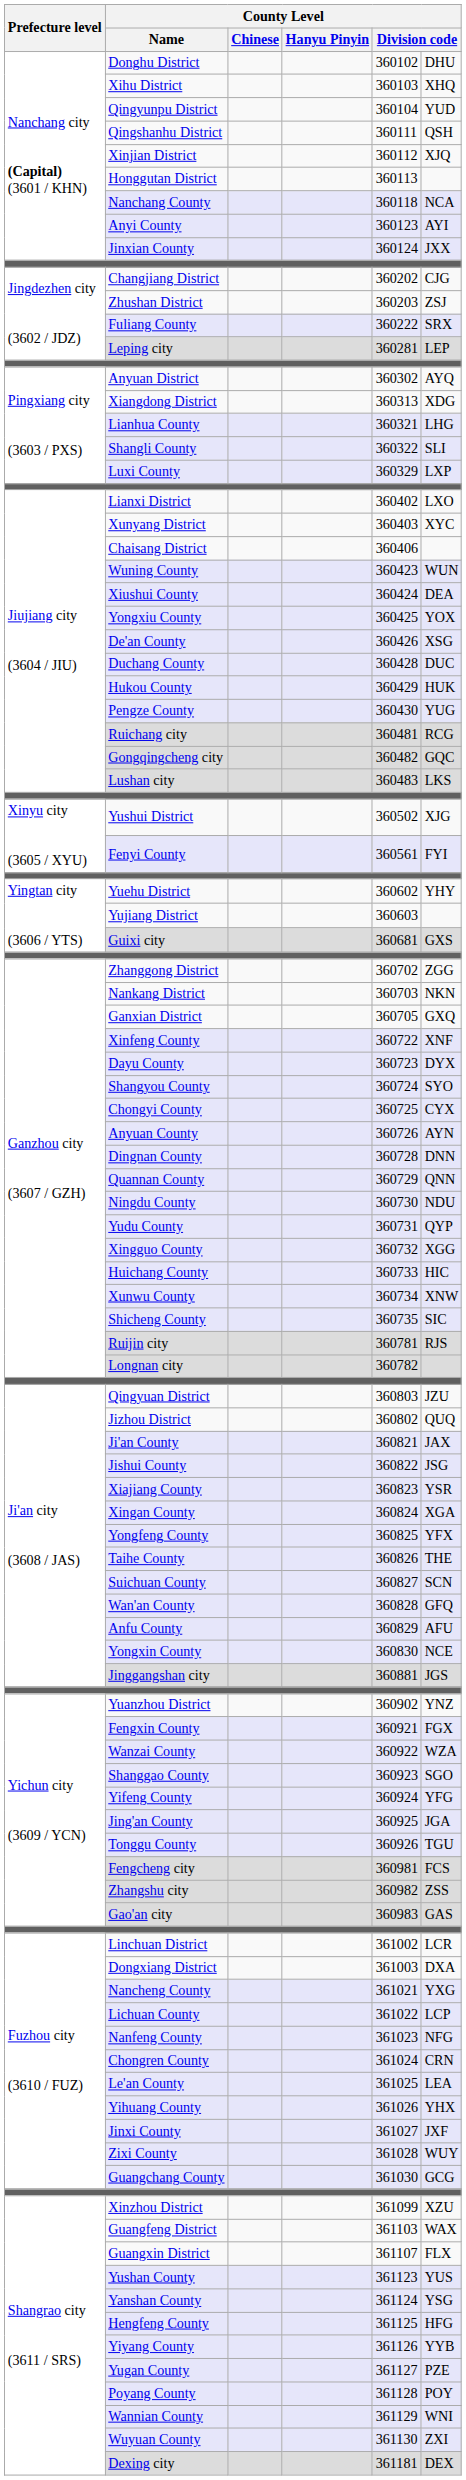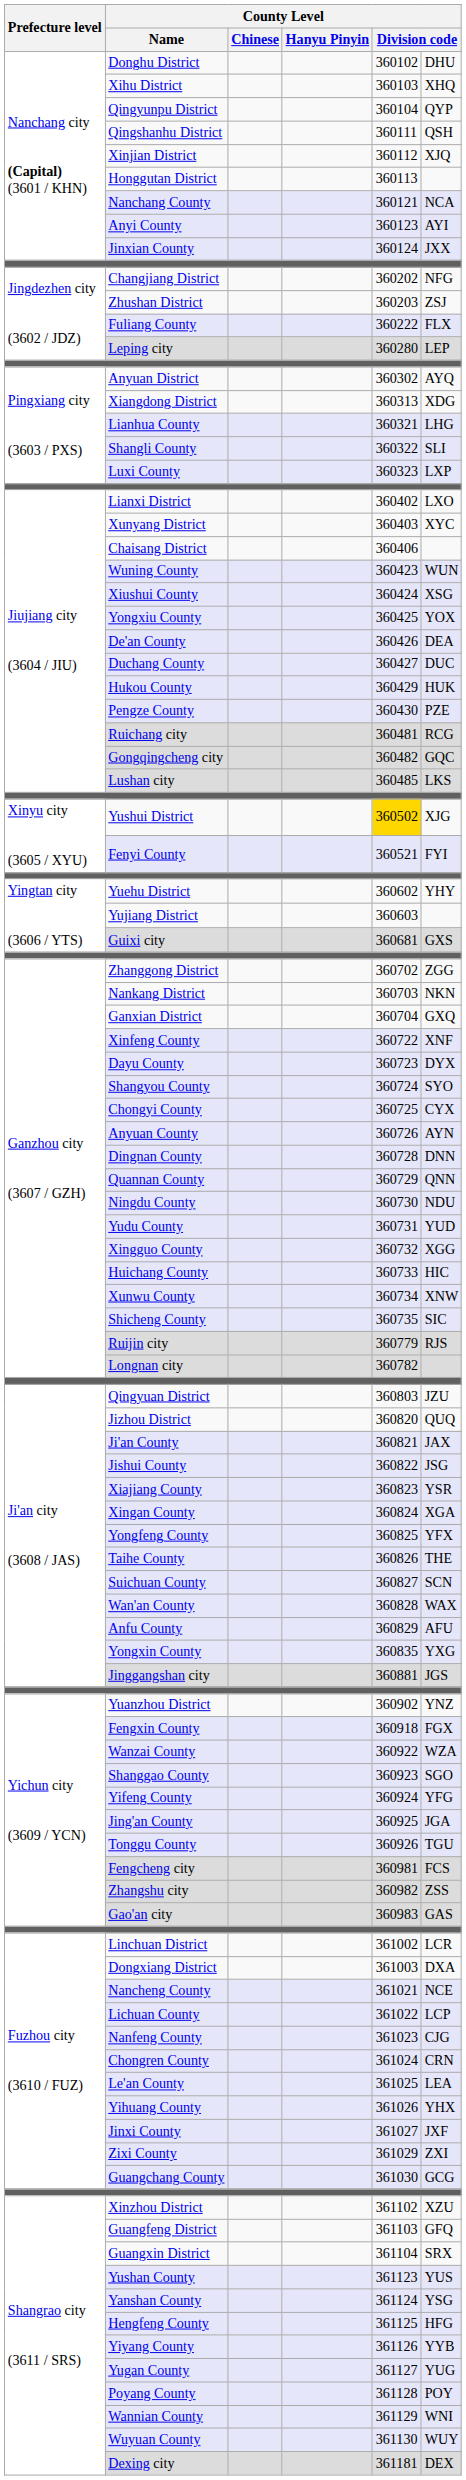(440, 109) YUD -> (439, 109) QYP
(397, 202) 360118 -> (397, 202) 360121
(437, 279) CJG -> (439, 279) NFG
(438, 325) SRX -> (438, 325) FLX
(397, 348) 360281 -> (397, 348) 360280
(397, 471) 360329 -> (397, 471) 360323
(439, 594) DEA -> (439, 594) XSG
(439, 641) XSG -> (439, 641) DEA
(397, 664) 360428 -> (397, 664) 360427
(440, 711) YUG -> (437, 711) PZE
(397, 781) 360483 -> (397, 781) 360485
(397, 817) no background -> (397, 817) gold background
(397, 854) 360561 -> (397, 854) 360521
(397, 1017) 360705 -> (397, 1017) 360704
(439, 1226) QYP -> (440, 1226) YUD
(397, 1343) 360781 -> (397, 1343) 360779
(397, 1419) 360802 -> (397, 1419) 360820
(439, 1605) GFQ -> (441, 1605) WAX
(397, 1652) 360830 -> (397, 1652) 360835
(439, 1652) NCE -> (440, 1652) YXG
(397, 1728) 360921 -> (397, 1728) 360918
(440, 1991) YXG -> (439, 1991) NCE
(439, 2038) NFG -> (437, 2038) CJG
(397, 2154) 361028 -> (397, 2154) 361029
(441, 2154) WUY -> (436, 2154) ZXI
(397, 2207) 361099 -> (397, 2207) 361102
(441, 2230) WAX -> (439, 2230) GFQ
(397, 2254) 361107 -> (397, 2254) 361104
(438, 2254) FLX -> (438, 2254) SRX
(437, 2370) PZE -> (440, 2370) YUG
(436, 2440) ZXI -> (441, 2440) WUY
